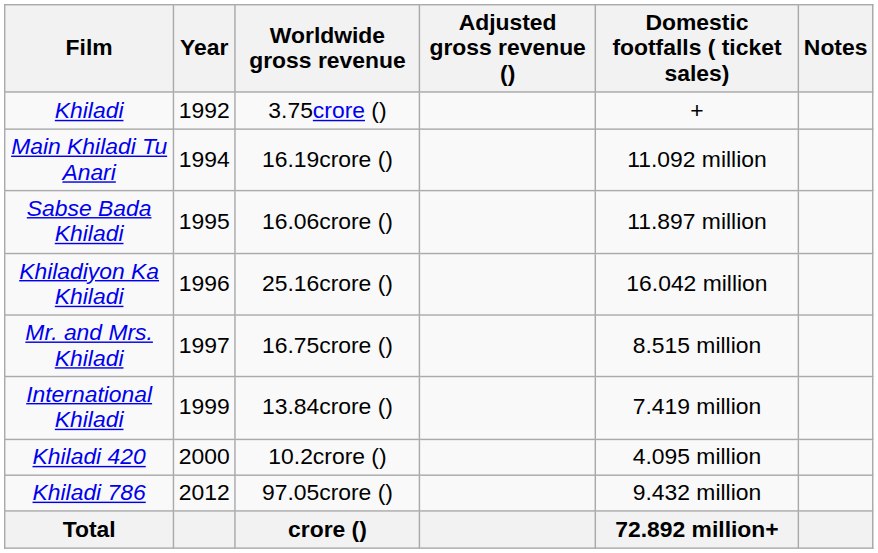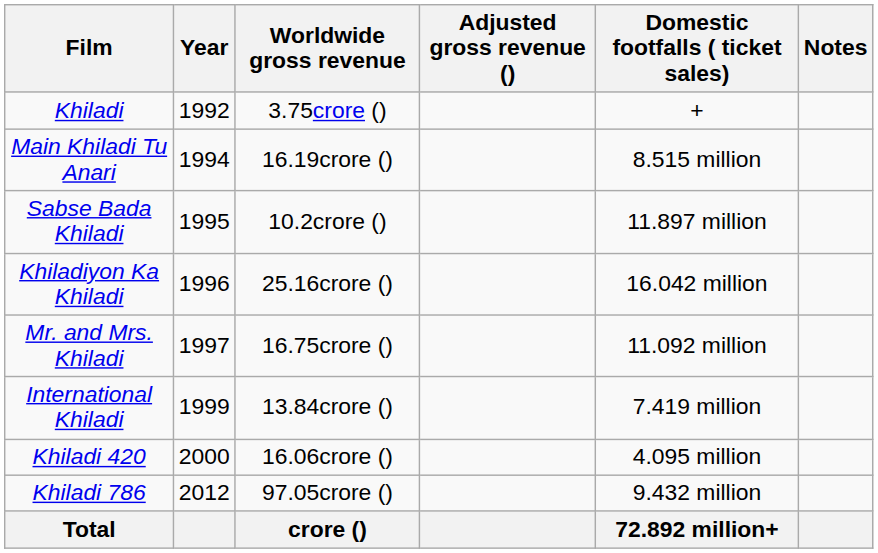(697, 159) 11.092 million -> (697, 159) 8.515 million
(327, 221) 16.06crore () -> (327, 221) 10.2crore ()
(697, 345) 8.515 million -> (697, 345) 11.092 million
(327, 456) 10.2crore () -> (327, 456) 16.06crore ()
